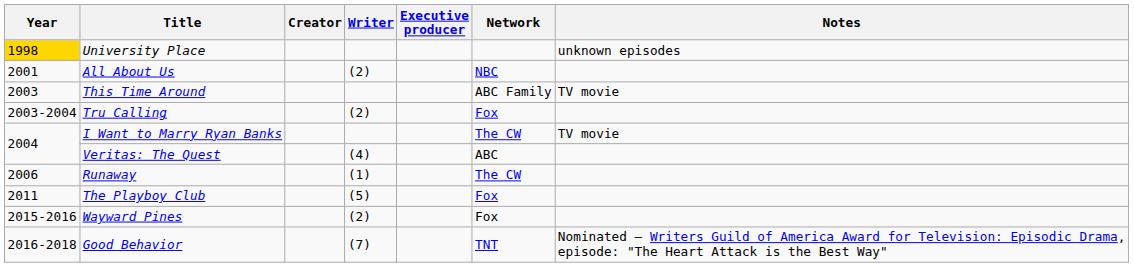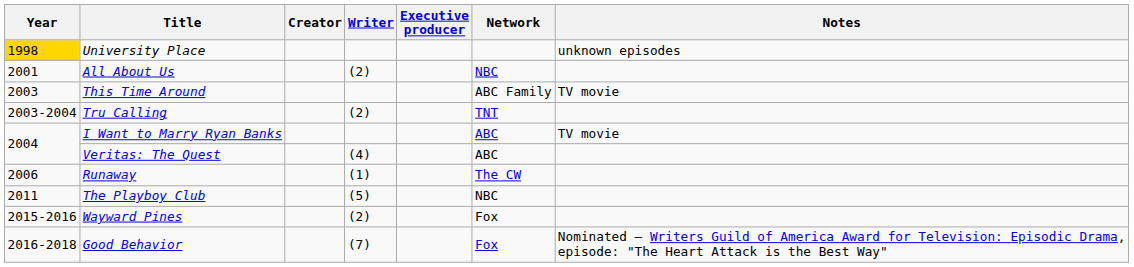(487, 113) Fox -> (487, 113) TNT
(498, 133) The CW -> (487, 133) ABC
(487, 196) Fox -> (487, 196) NBC
(487, 245) TNT -> (487, 245) Fox
